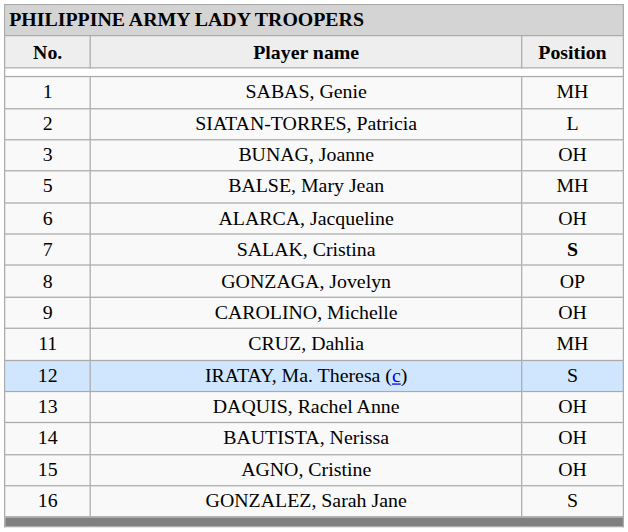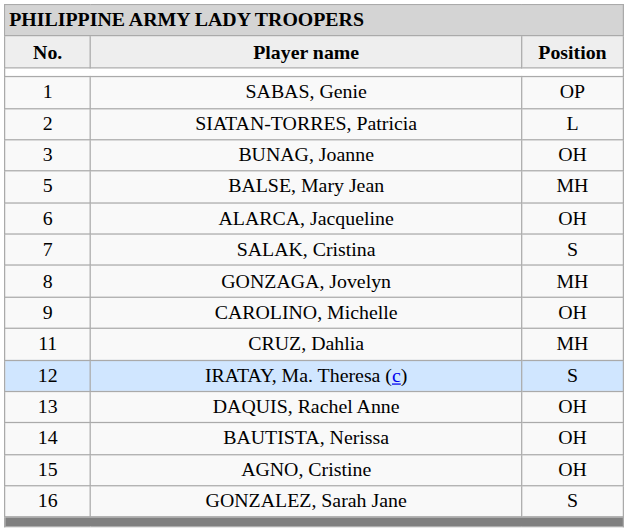(572, 92) MH -> (572, 92) OP
(572, 249) bold -> (572, 249) normal
(572, 281) OP -> (572, 281) MH
